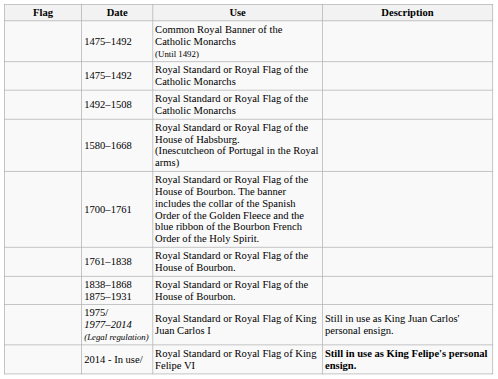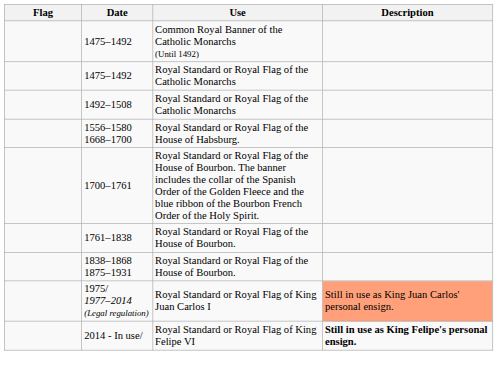+ row: (108, 133)
- row: (108, 145)
(392, 325) no background -> (392, 301) lightsalmon background
